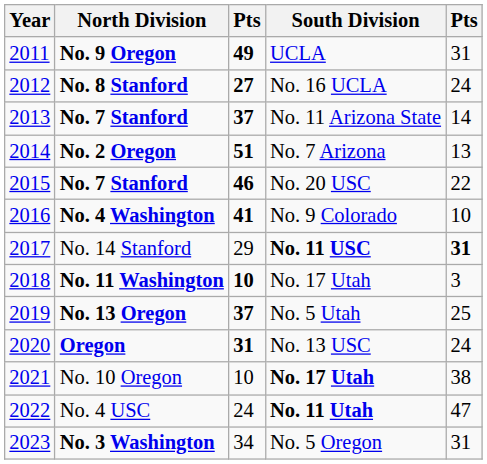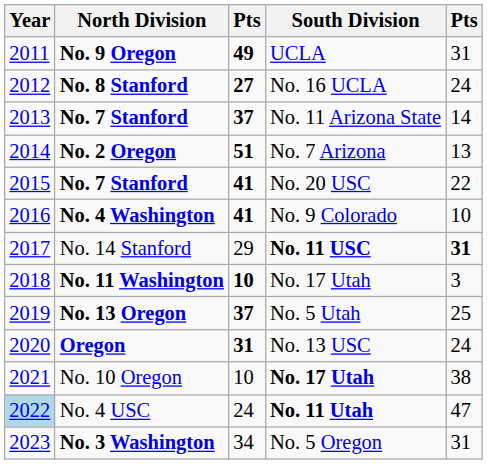(244, 183) 46 -> (244, 183) 41
(30, 410) no background -> (30, 410) lightblue background
